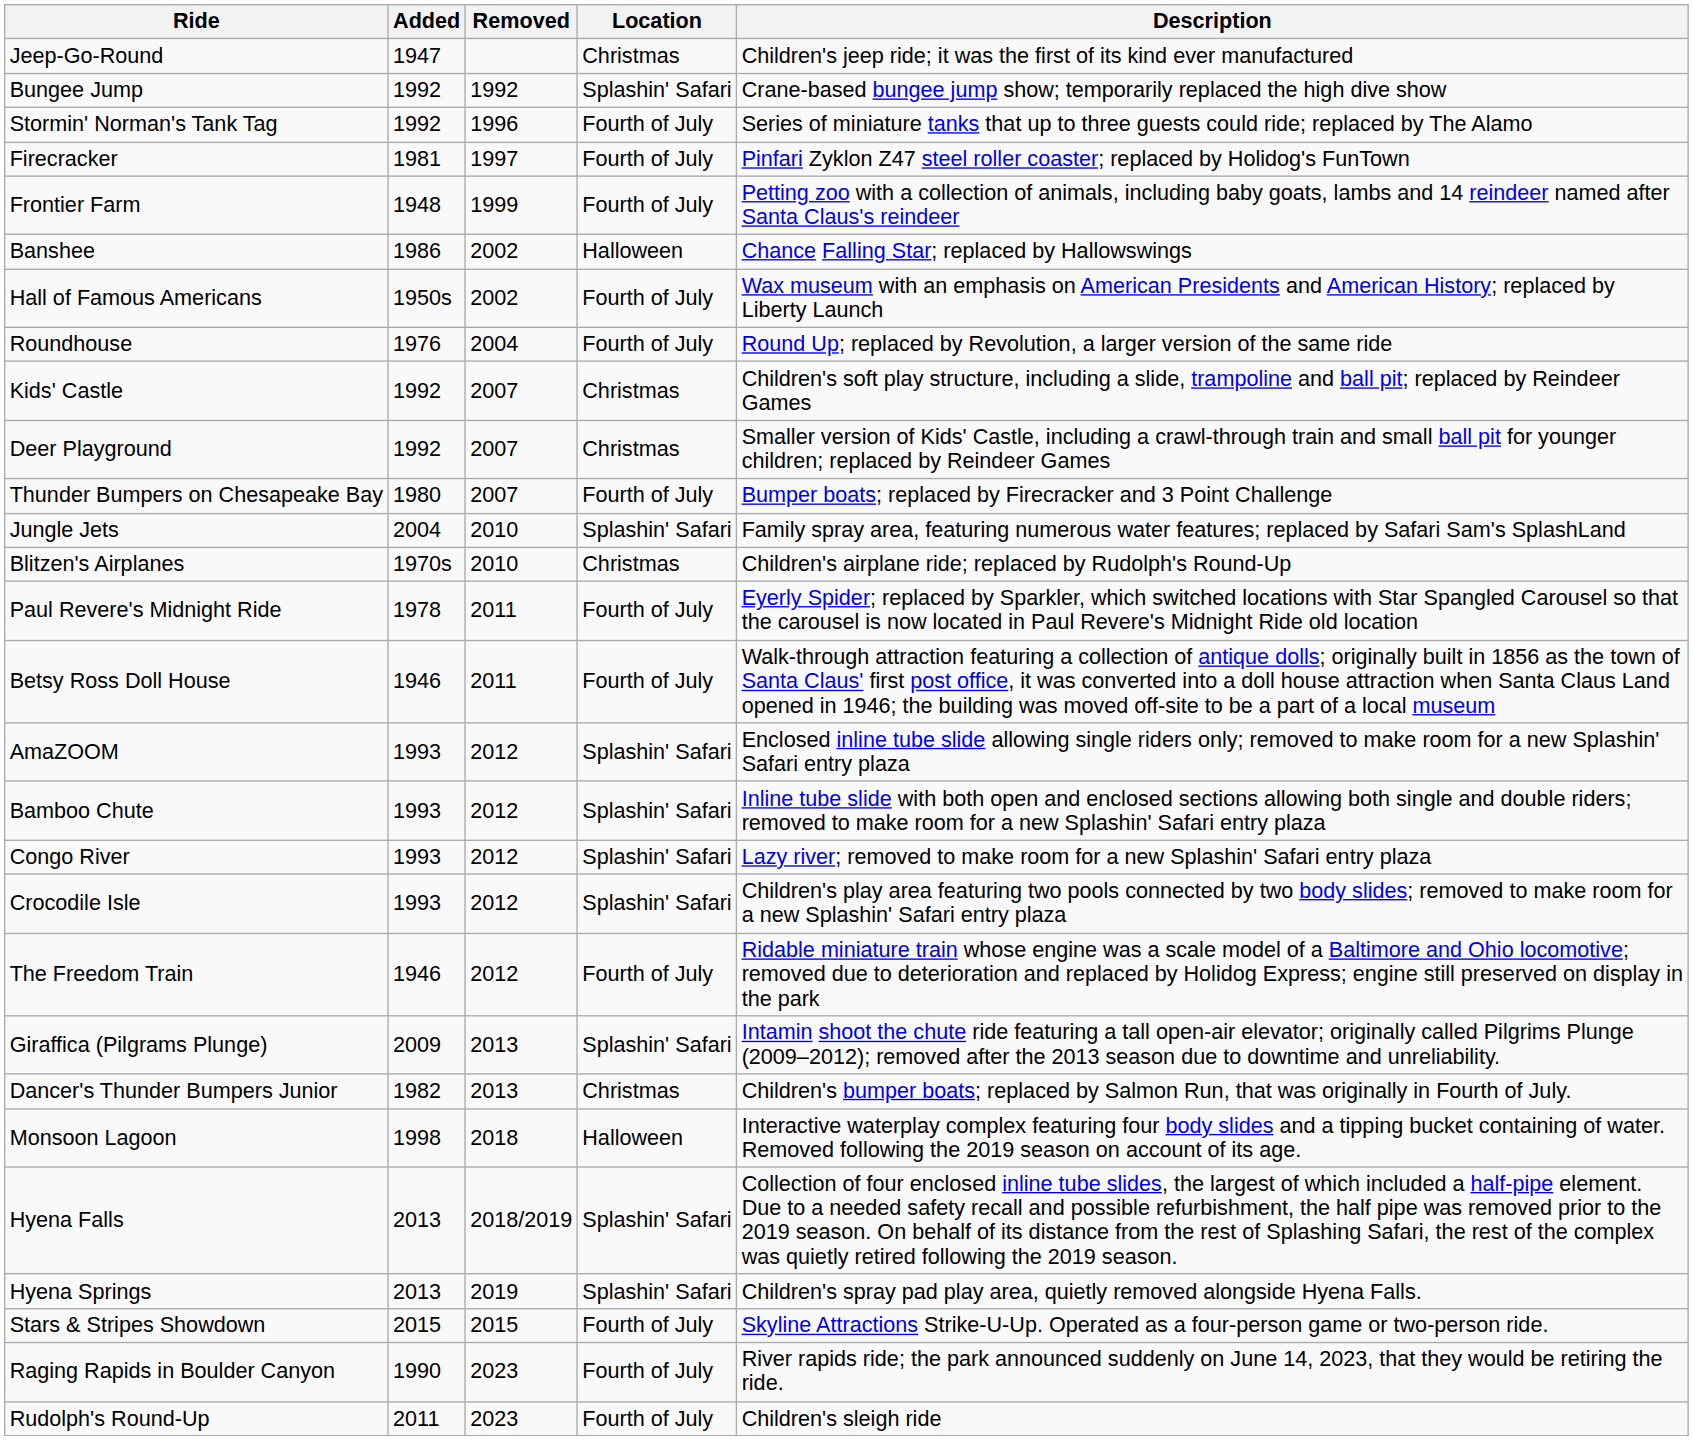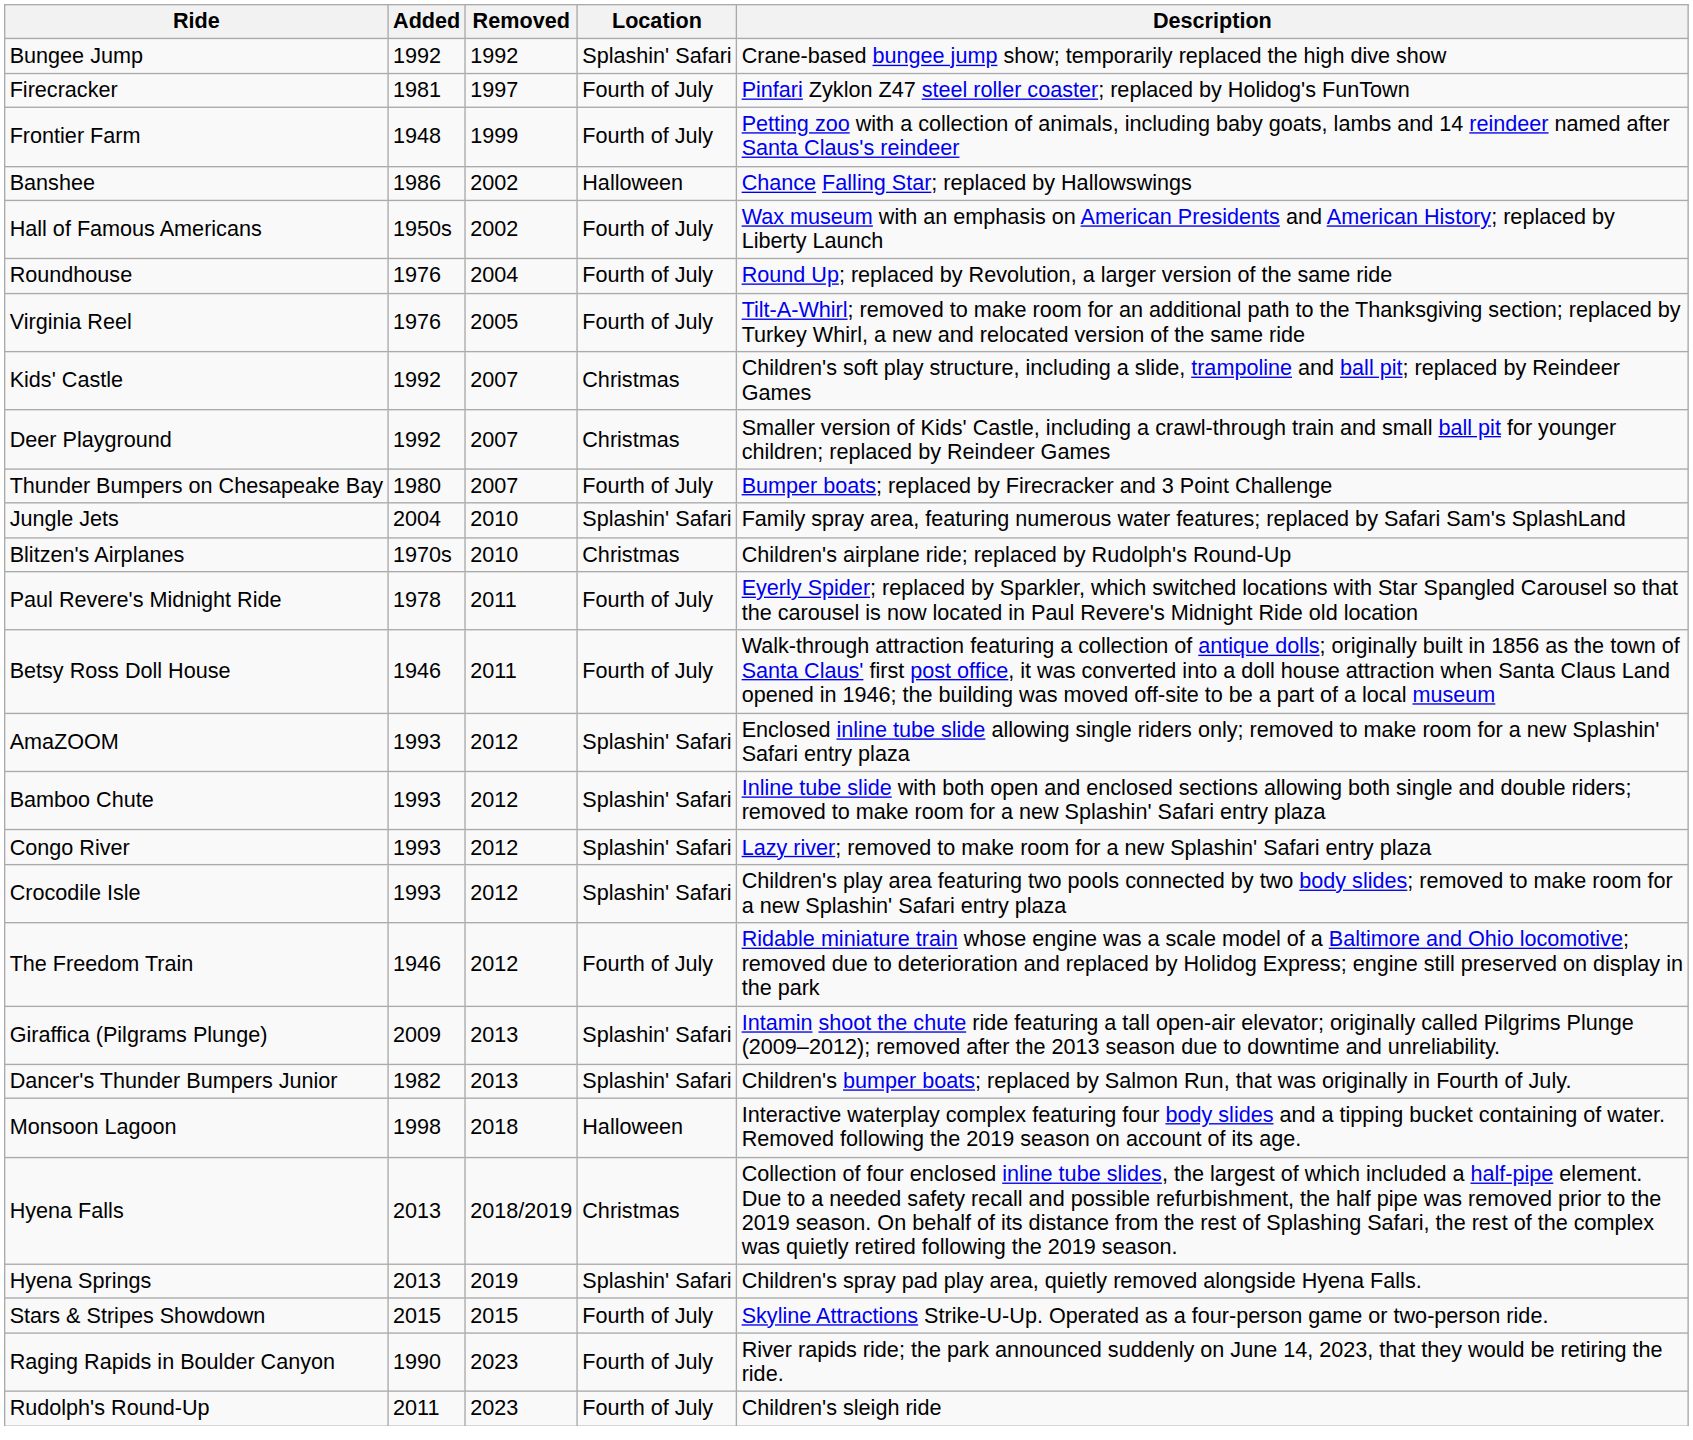- row: (86, 55)
- row: (144, 124)
+ row: (71, 322)
(631, 1091) Christmas -> (657, 1081) Splashin' Safari
(657, 1220) Splashin' Safari -> (631, 1210) Christmas
